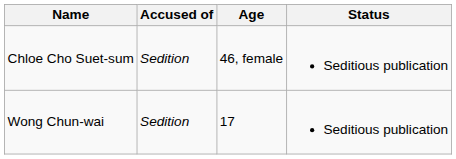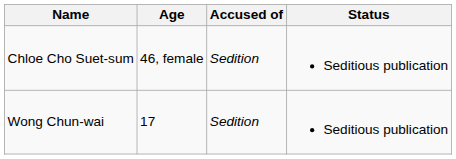columns swapped: (251, 15) <-> (177, 15)
